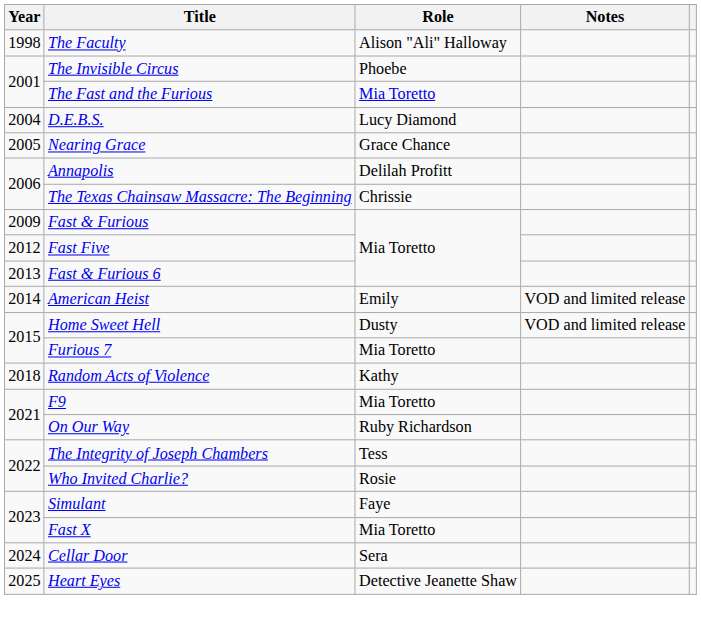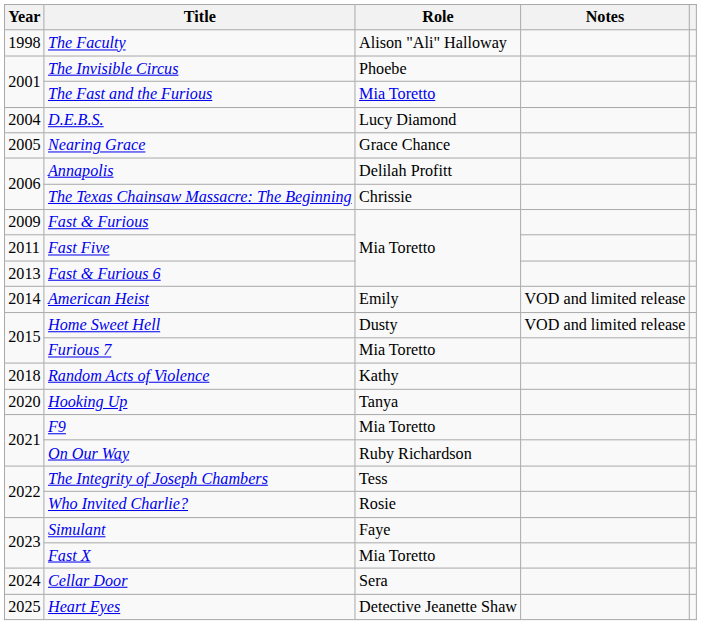(24, 247) 2012 -> (24, 247) 2011
+ row: (88, 401)
